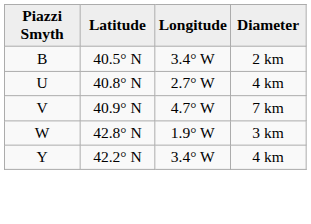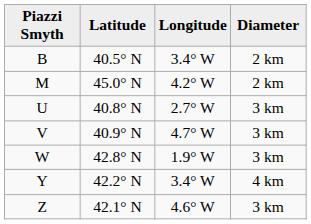+ row: (42, 83)
(268, 83) 4 km -> (268, 108) 3 km
(268, 108) 7 km -> (268, 132) 3 km
+ row: (42, 206)
